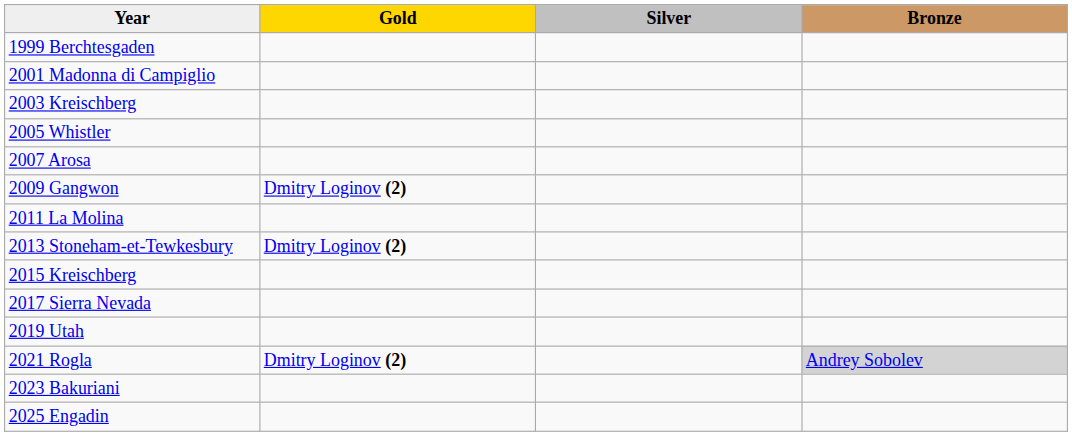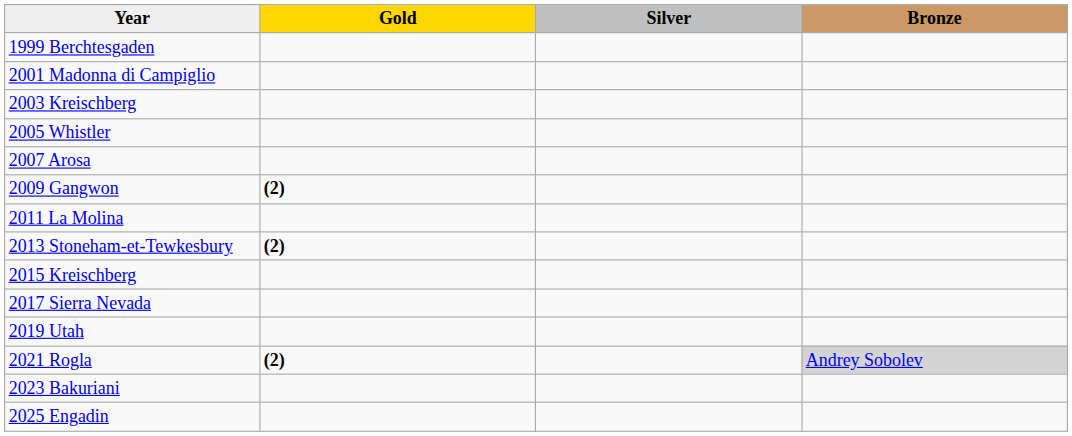(335, 189) Dmitry Loginov (2) -> (274, 189) (2)
(335, 246) Dmitry Loginov (2) -> (274, 246) (2)
(335, 359) Dmitry Loginov (2) -> (274, 359) (2)
